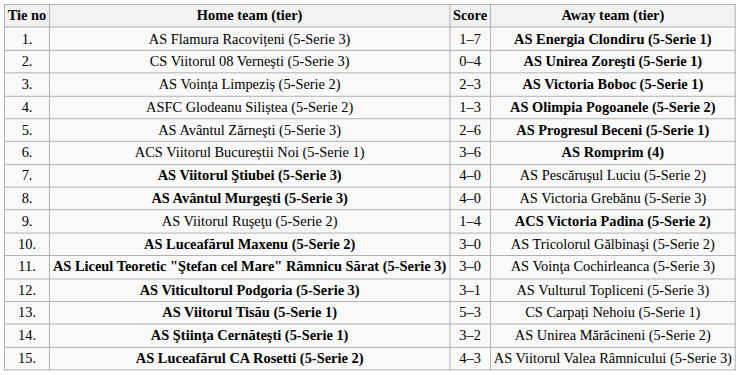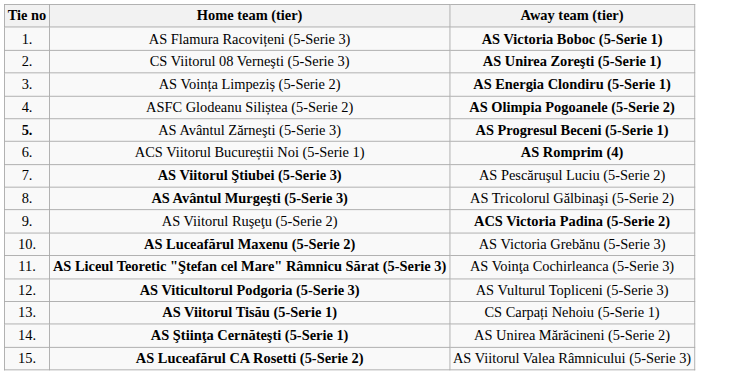- column: (470, 15)
(613, 38) AS Energia Clondiru (5-Serie 1) -> (572, 38) AS Victoria Boboc (5-Serie 1)
(613, 84) AS Victoria Boboc (5-Serie 1) -> (572, 84) AS Energia Clondiru (5-Serie 1)
(27, 130) normal -> (27, 130) bold
(613, 198) AS Victoria Grebănu (5-Serie 3) -> (572, 198) AS Tricolorul Gălbinaşi (5-Serie 2)
(613, 244) AS Tricolorul Gălbinaşi (5-Serie 2) -> (572, 244) AS Victoria Grebănu (5-Serie 3)
